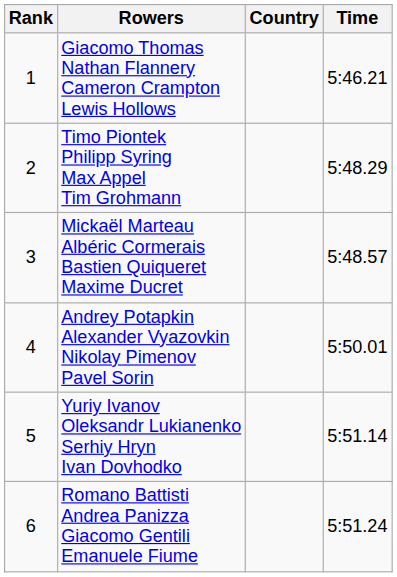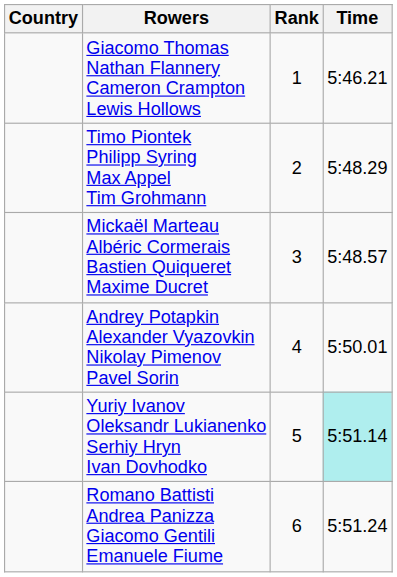columns swapped: (31, 18) <-> (284, 18)
(357, 436) no background -> (357, 436) paleturquoise background
